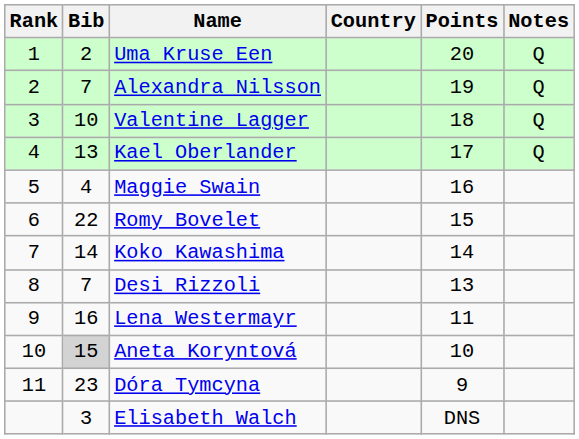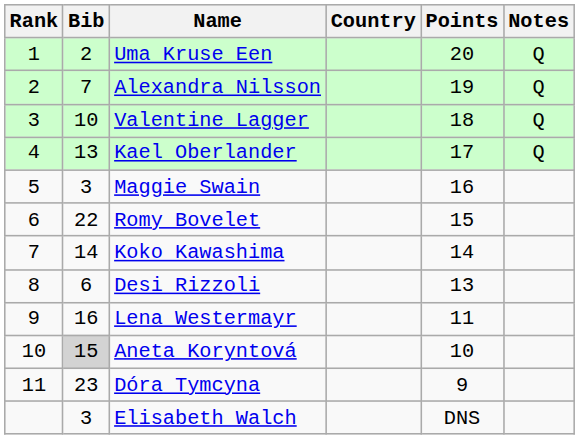(86, 187) 4 -> (86, 187) 3
(86, 286) 7 -> (86, 286) 6
